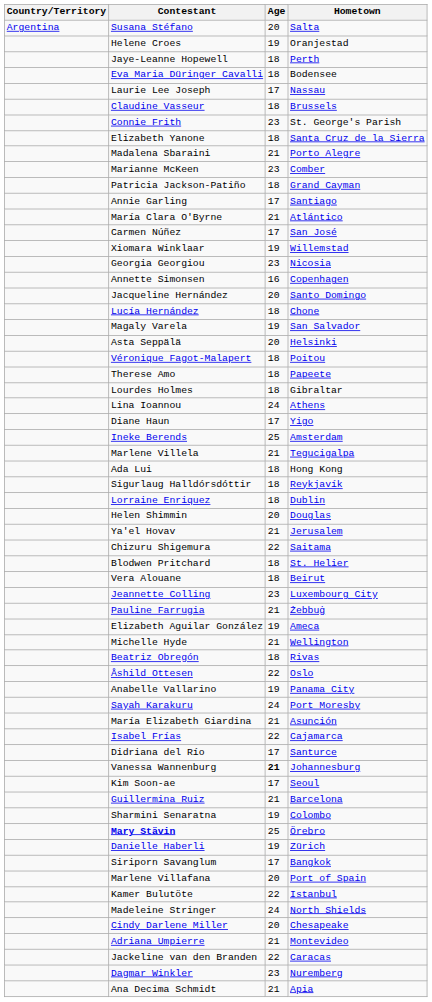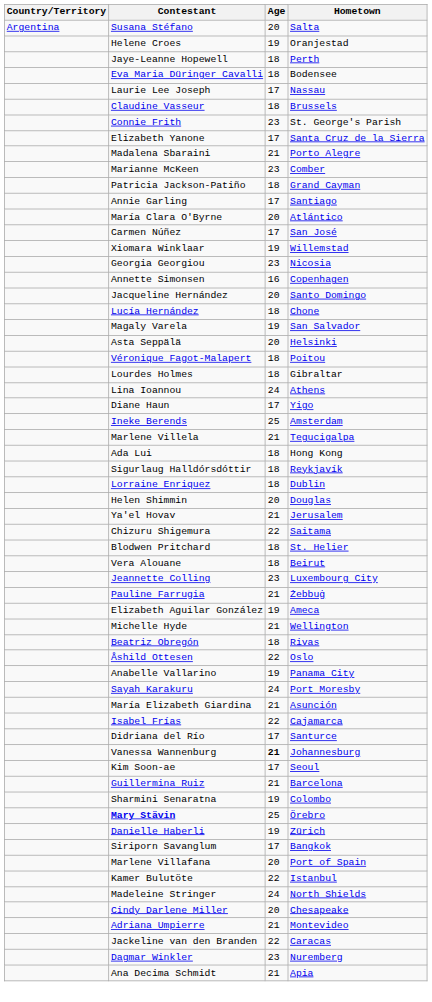(274, 139) 18 -> (274, 139) 17
(274, 217) 21 -> (274, 217) 20
- row: (143, 375)
